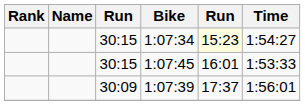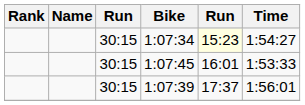(118, 87) 30:09 -> (118, 87) 30:15
